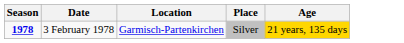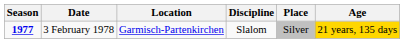+ column: (251, 13)
(23, 30) 1978 -> (23, 30) 1977
